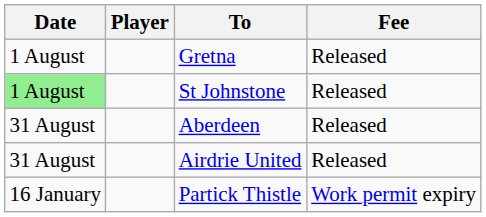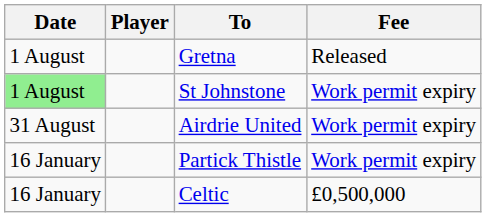(349, 91) Released -> (394, 91) Work permit expiry
- row: (219, 125)
(349, 160) Released -> (394, 125) Work permit expiry
+ row: (204, 194)
